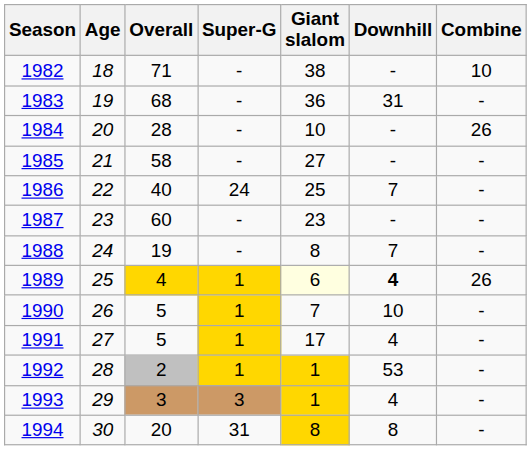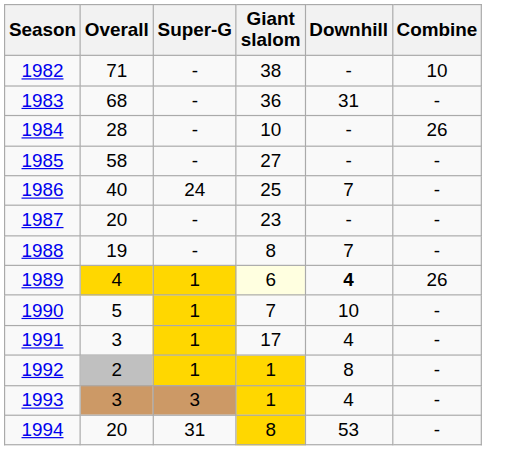- column: (103, 30)
(161, 220) 60 -> (117, 220) 20
(161, 340) 5 -> (117, 340) 3
(393, 370) 53 -> (349, 370) 8
(393, 429) 8 -> (349, 429) 53
